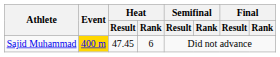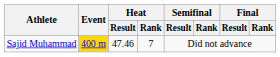(123, 44) 47.45 -> (123, 44) 47.46
(151, 44) 6 -> (151, 44) 7
